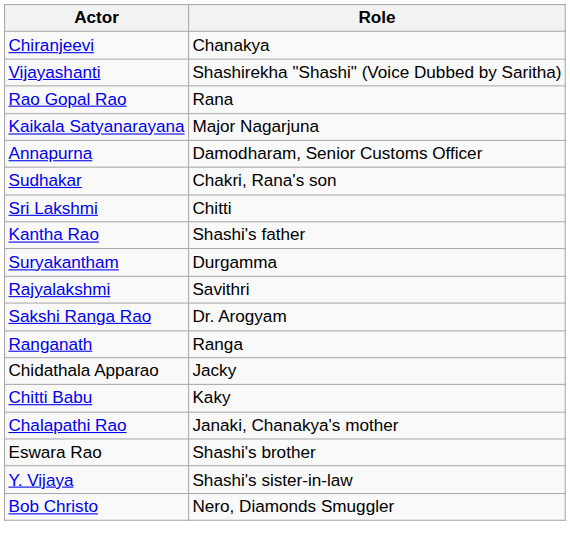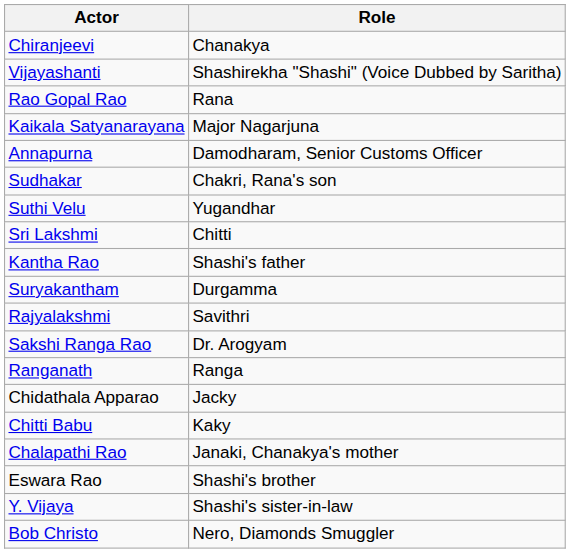+ row: (47, 208)
